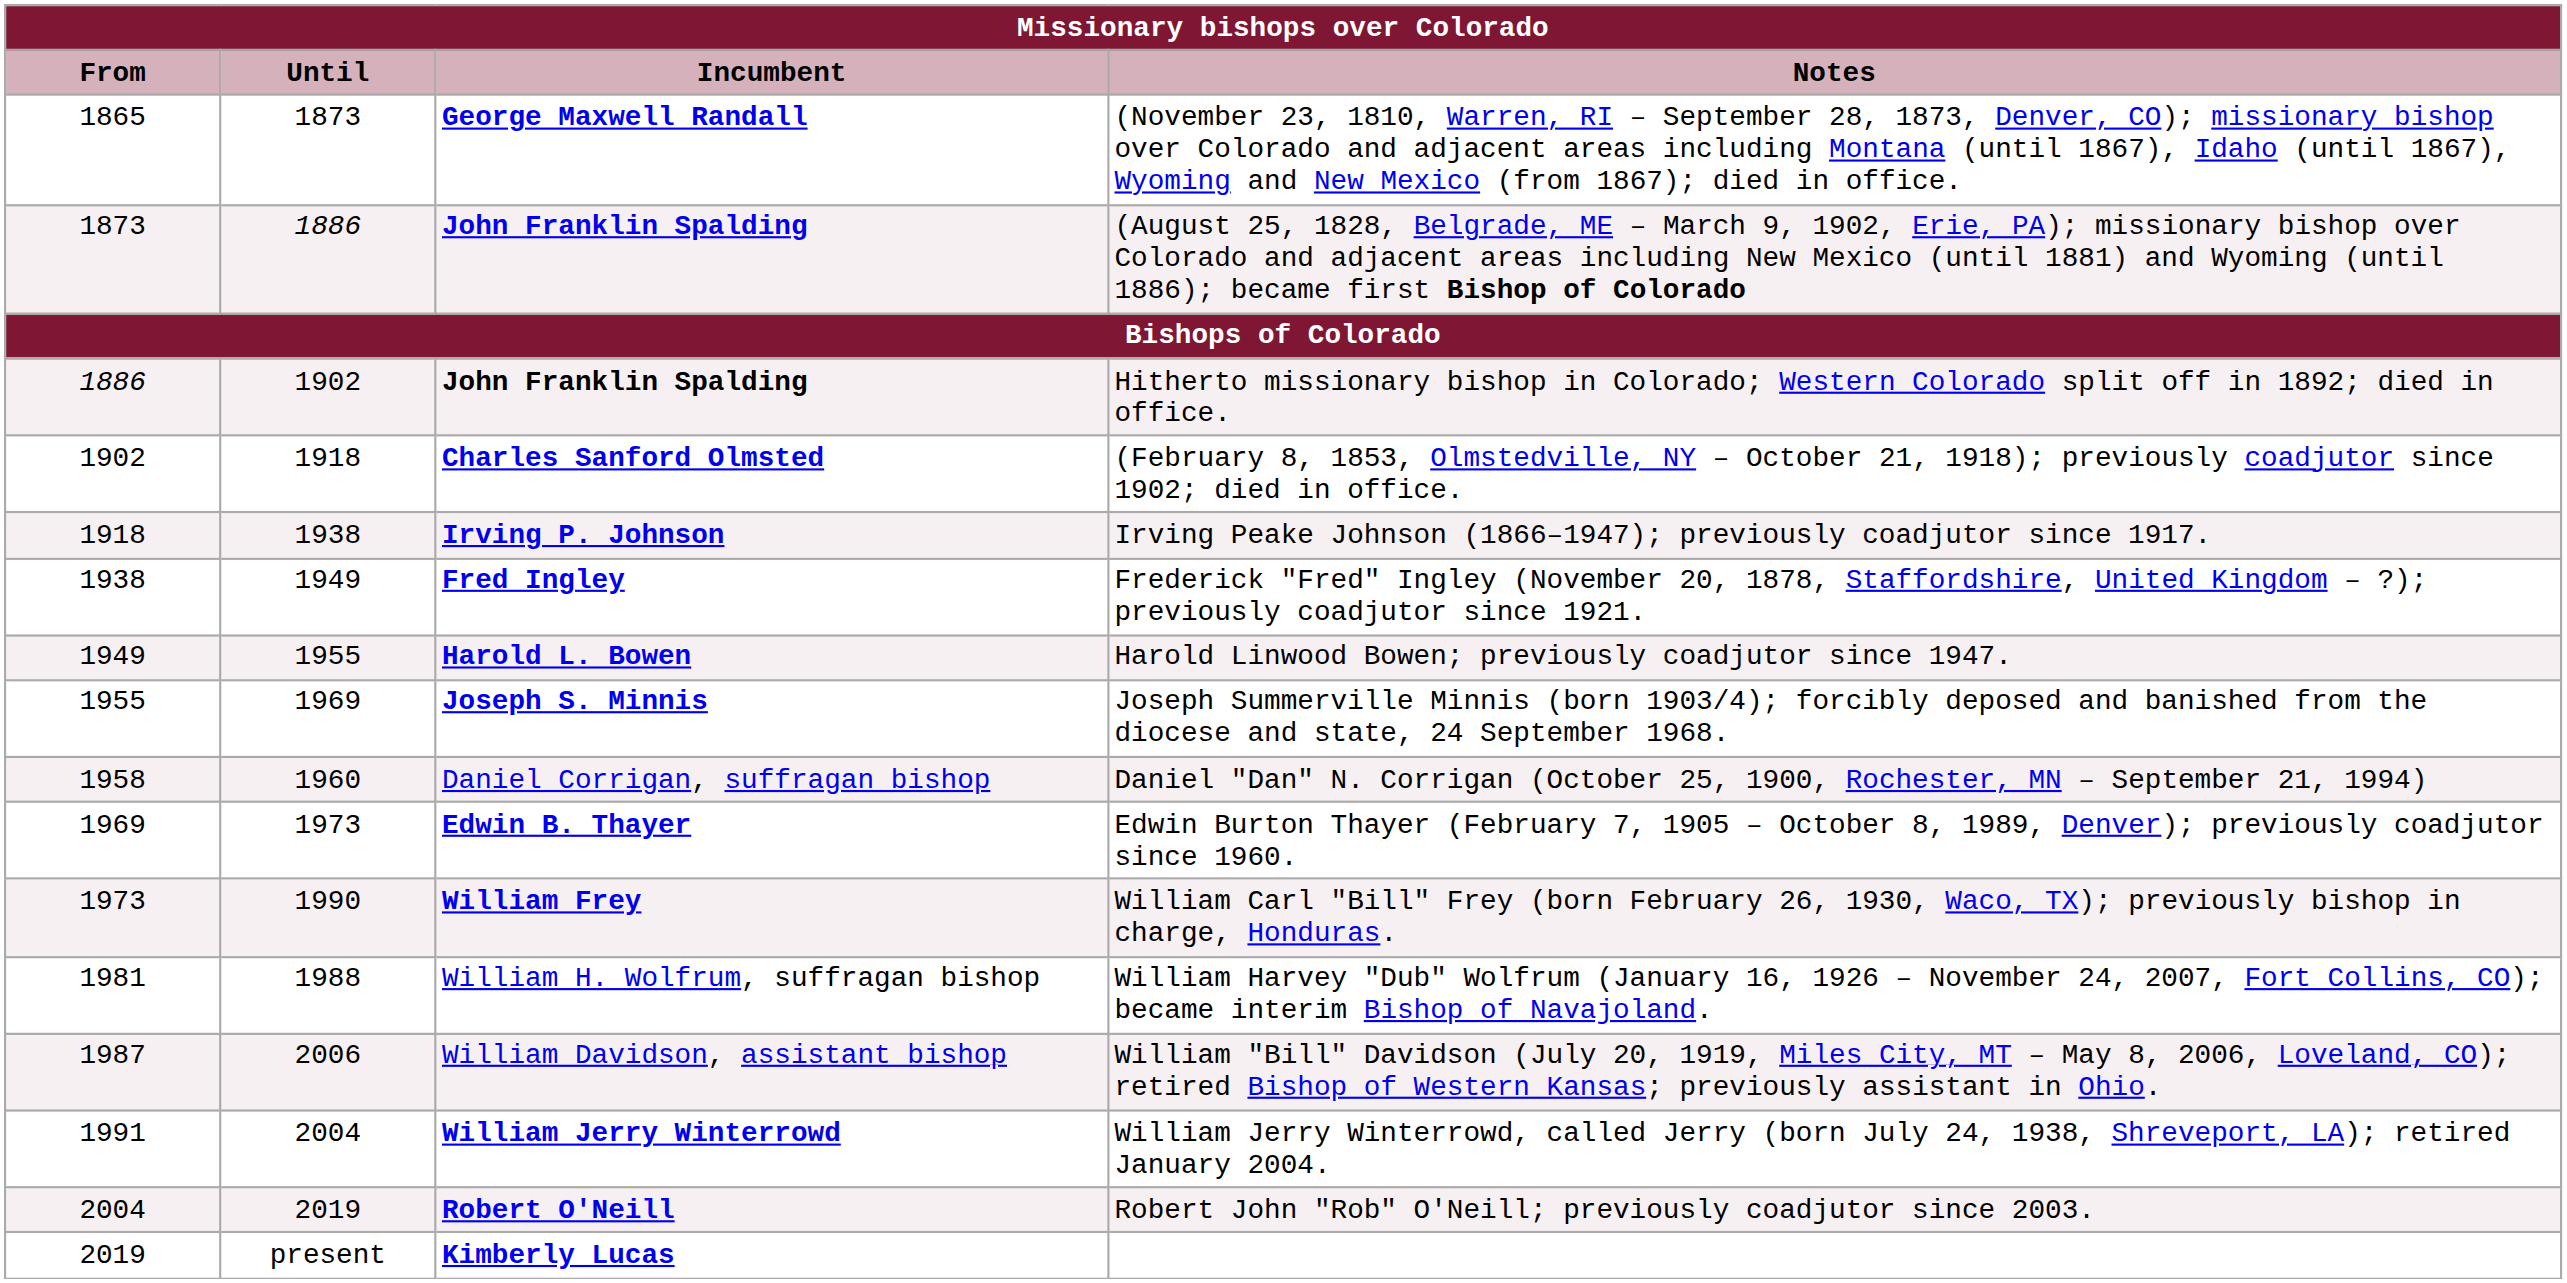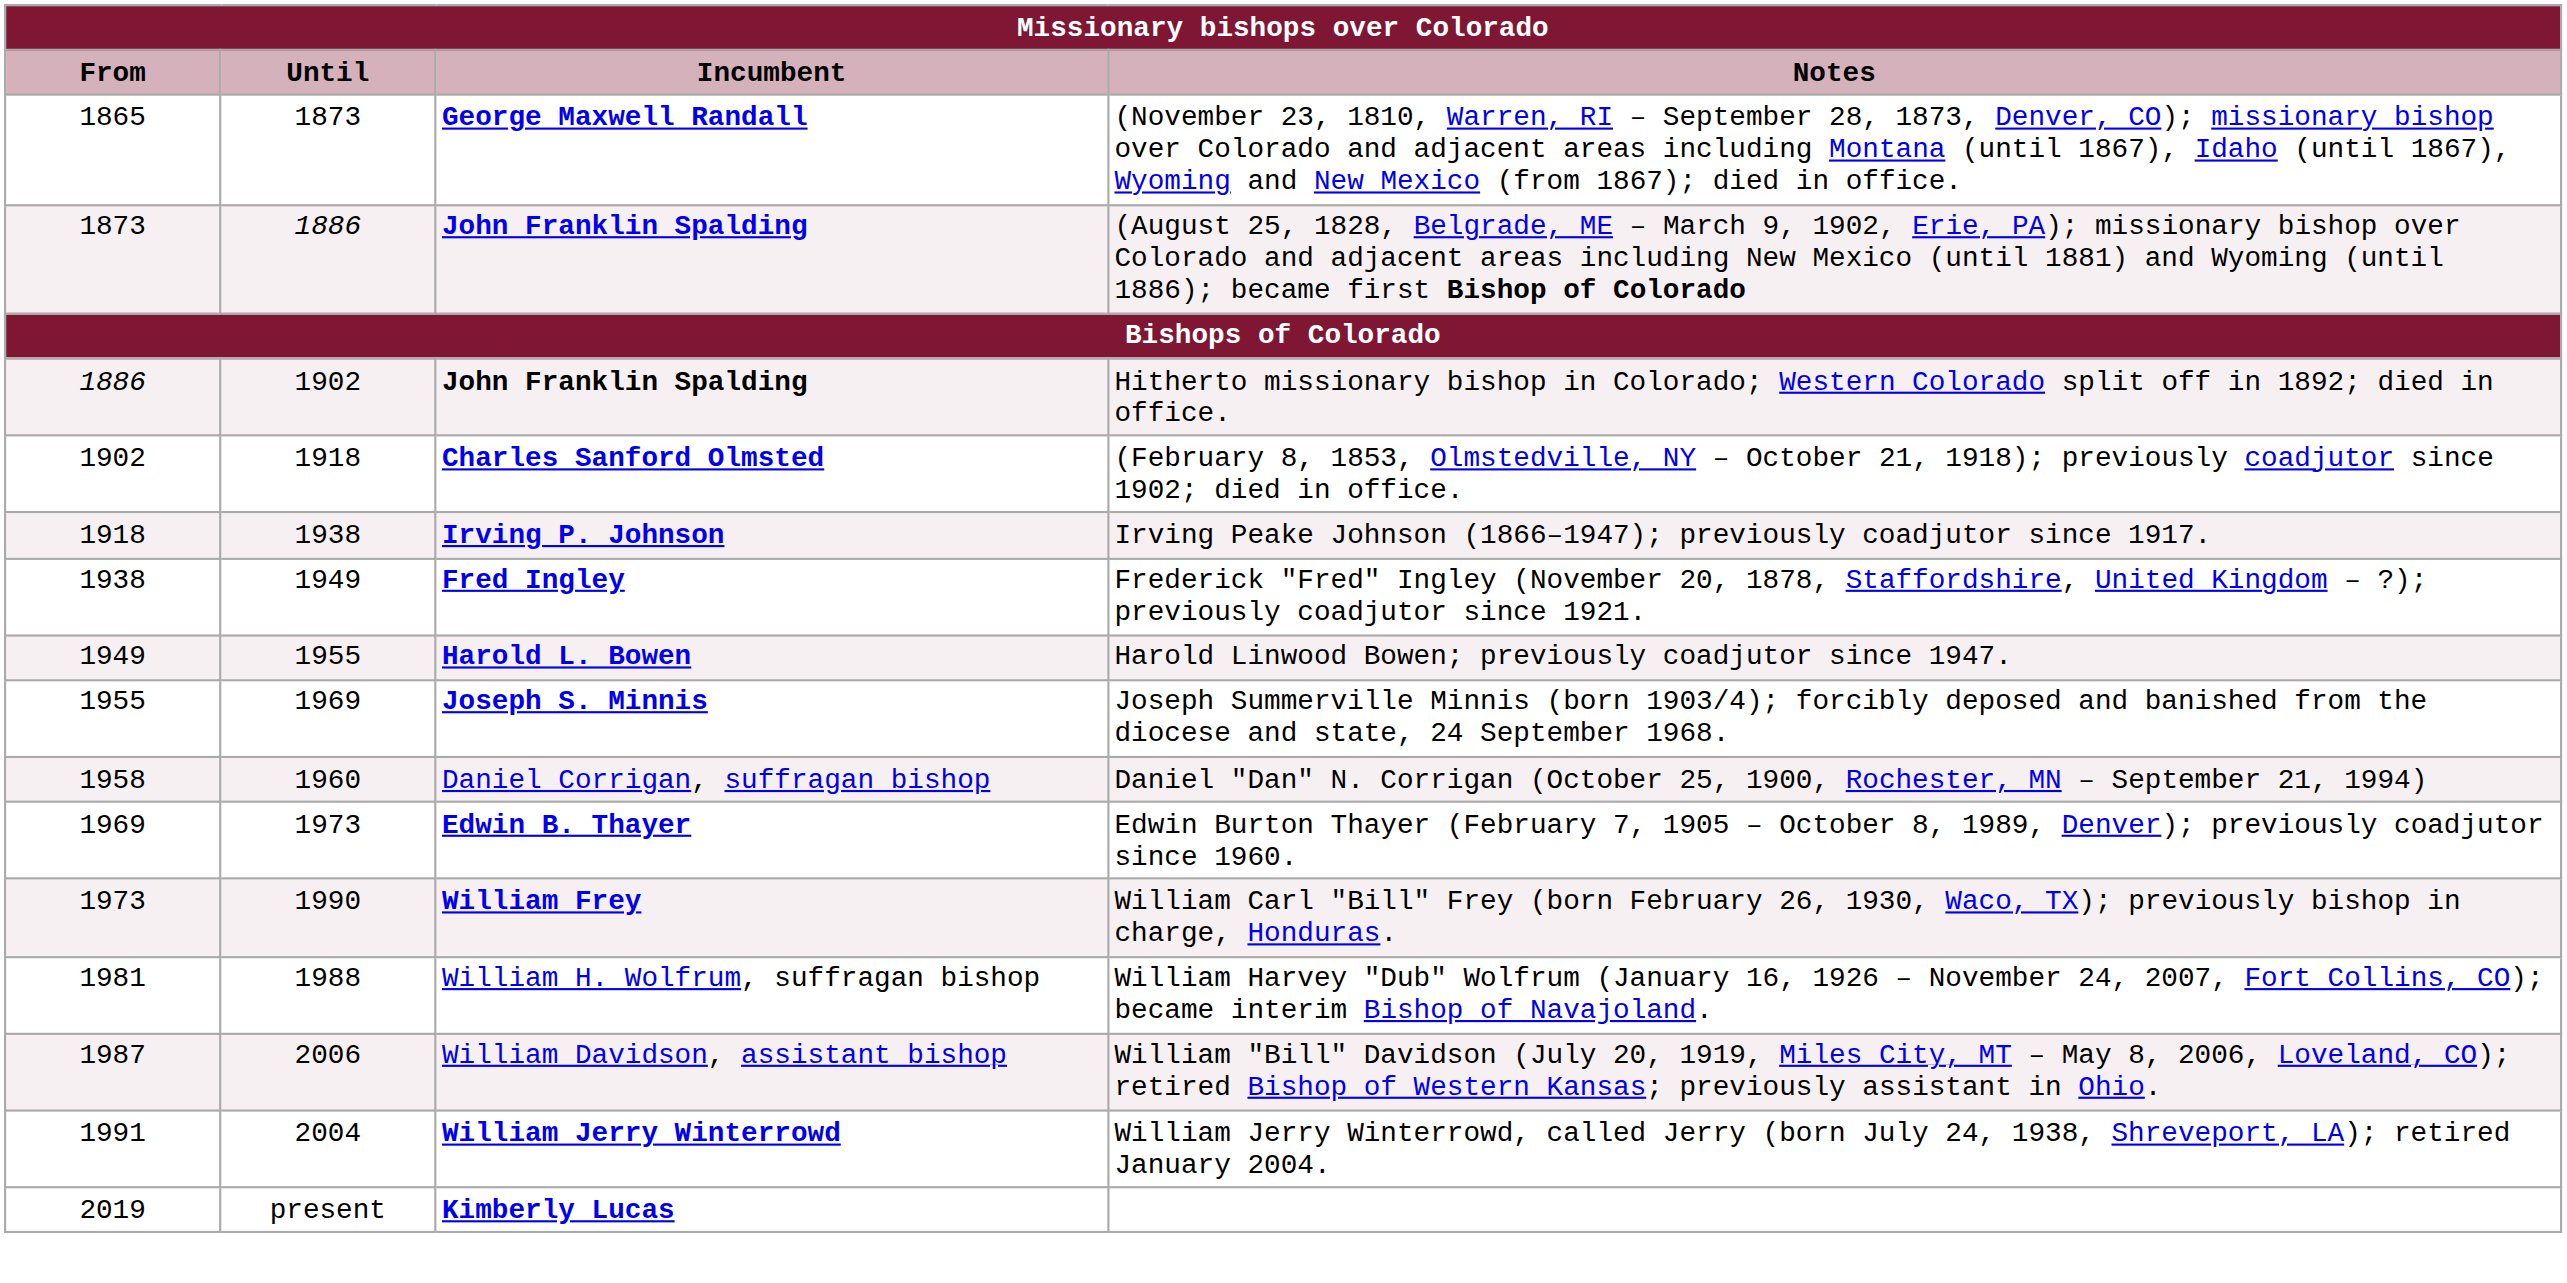- row: (1605, 1210)
